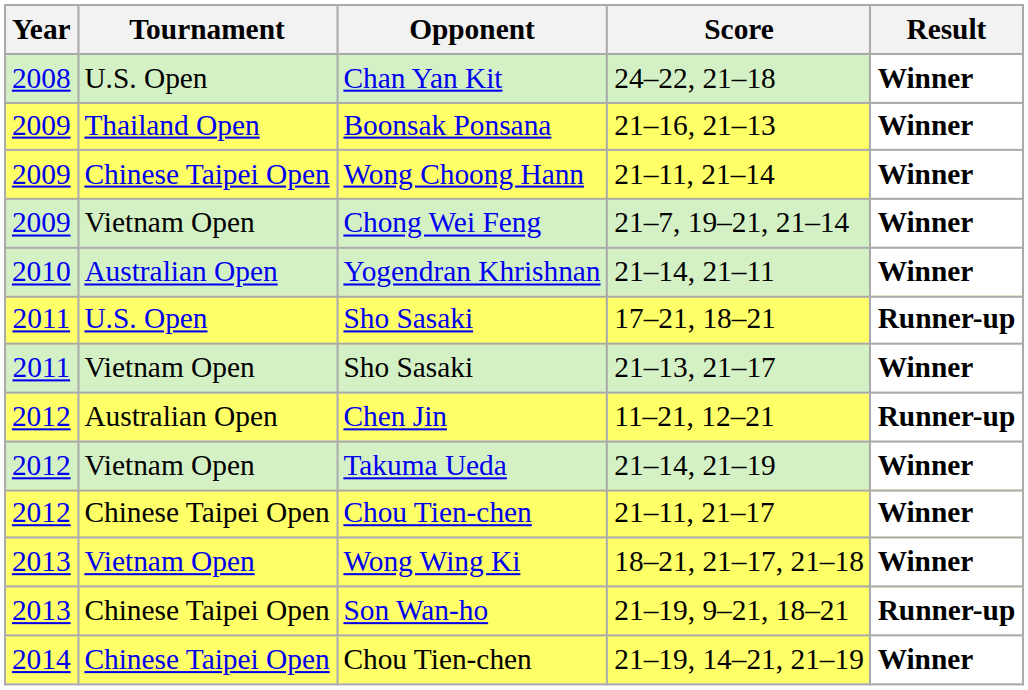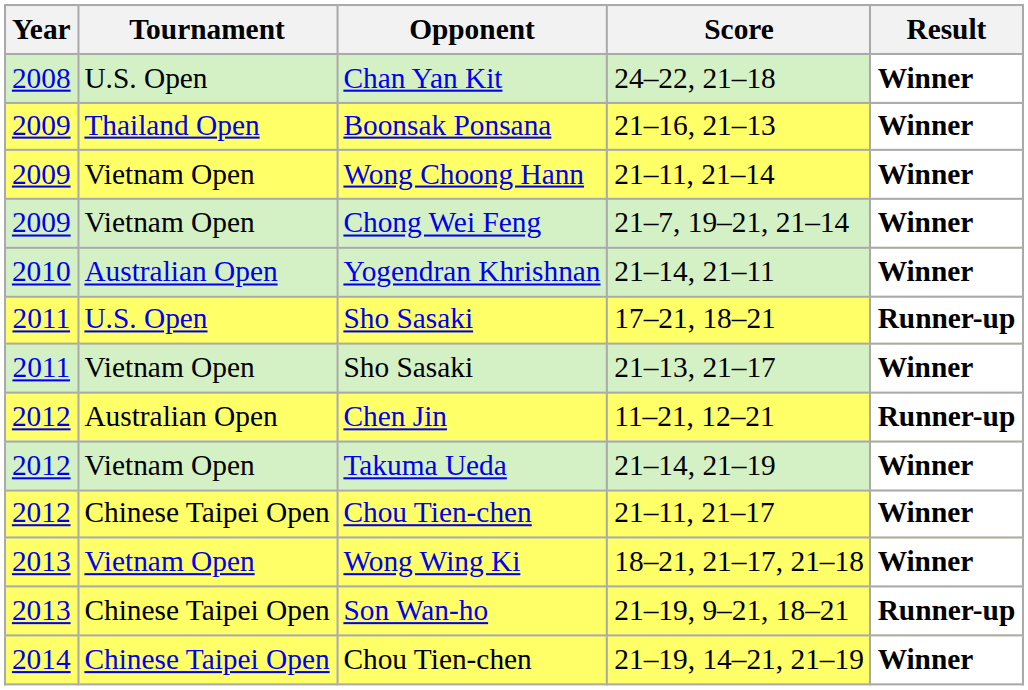(207, 174) Chinese Taipei Open -> (170, 174) Vietnam Open
